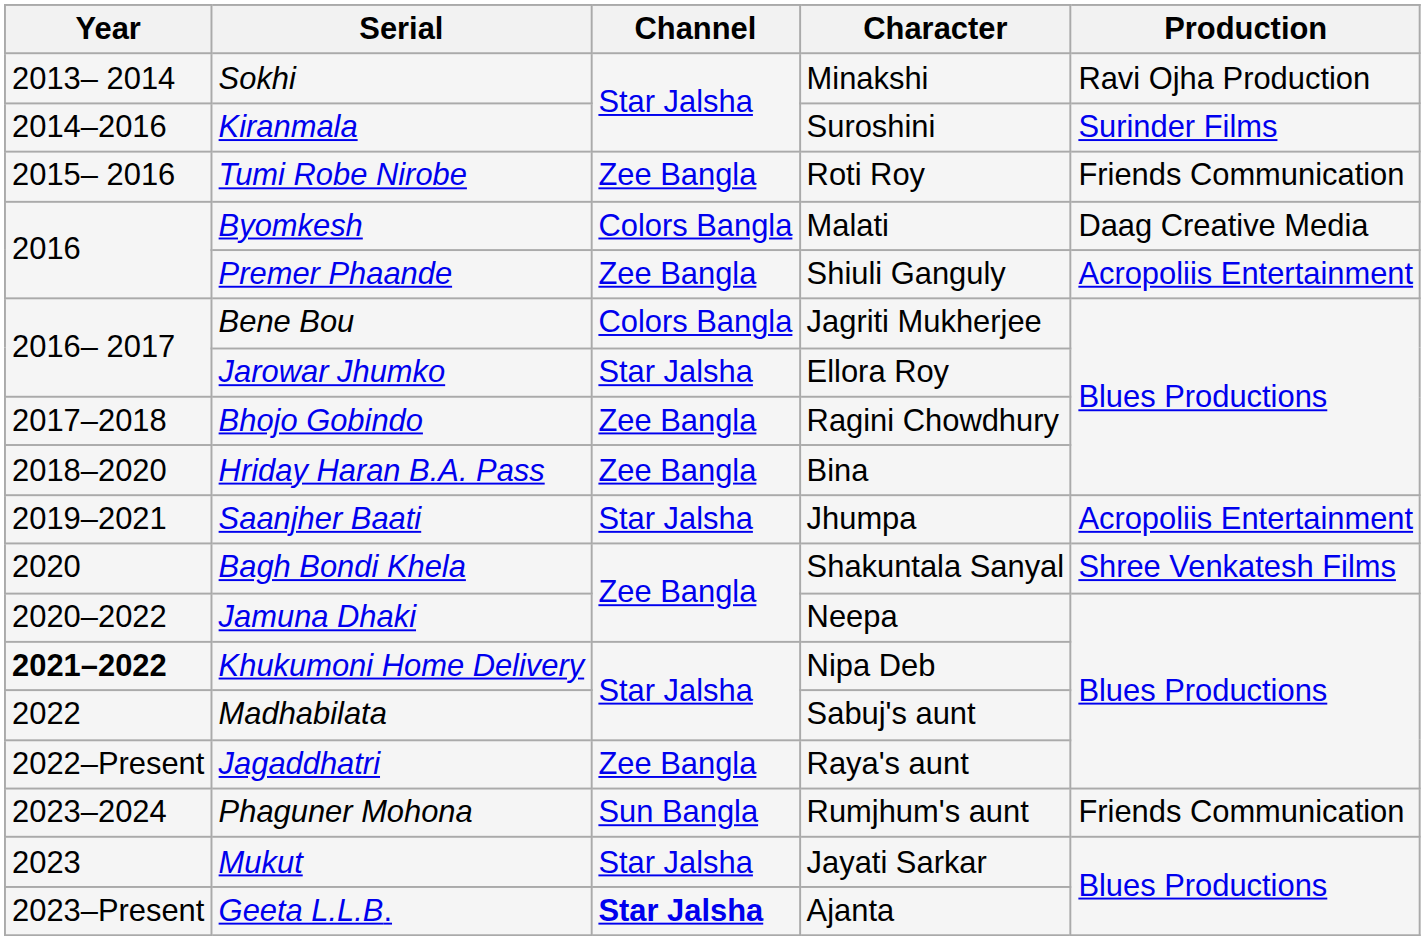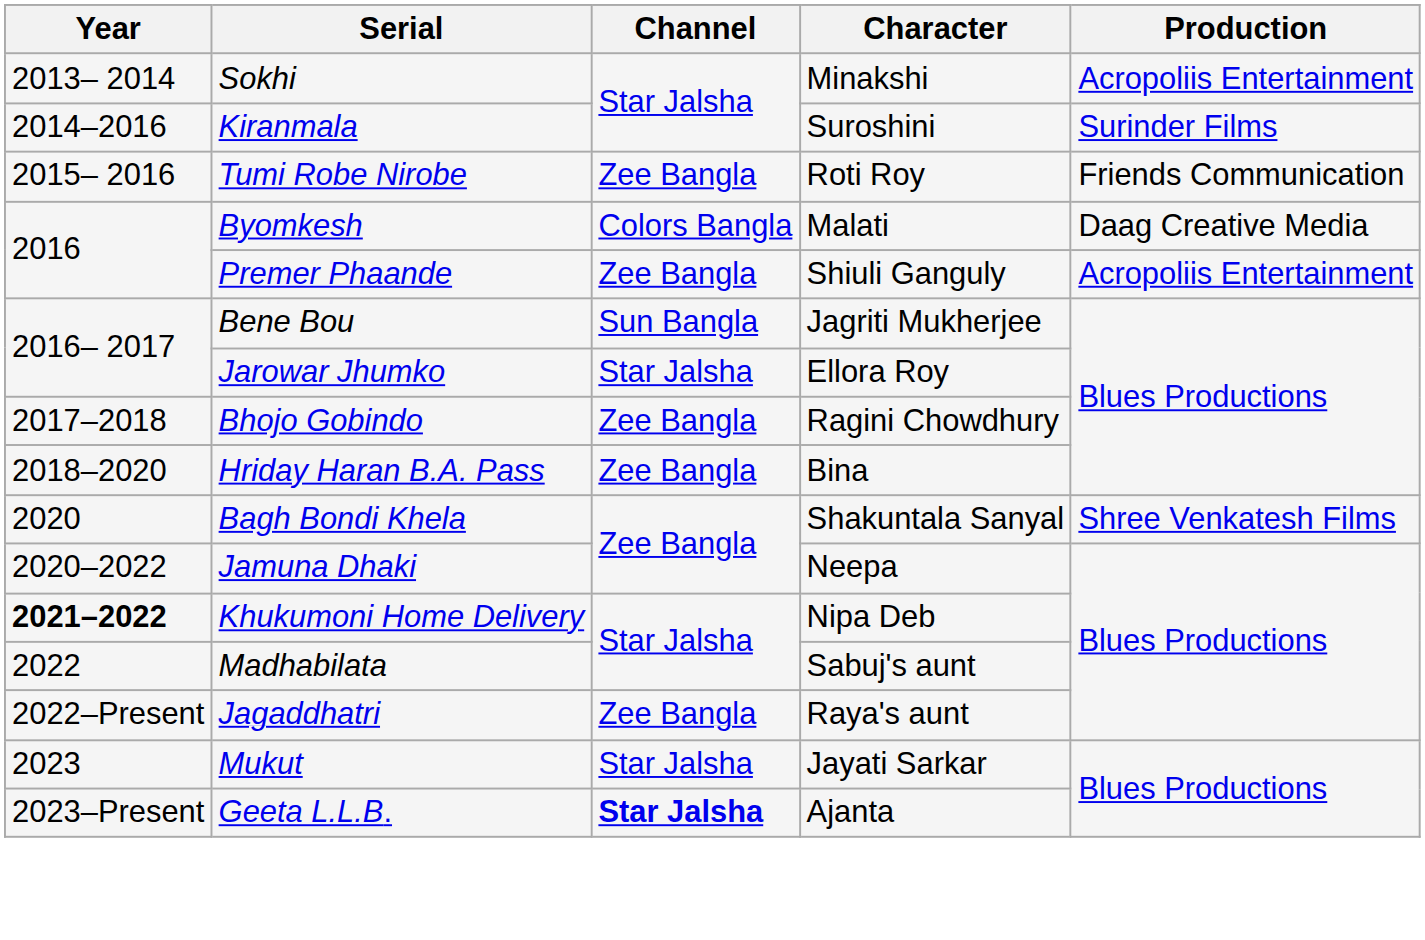(1224, 77) Ravi Ojha Production -> (1246, 77) Acropoliis Entertainment
(695, 322) Colors Bangla -> (678, 322) Sun Bangla
- row: (320, 518)
- row: (346, 812)
